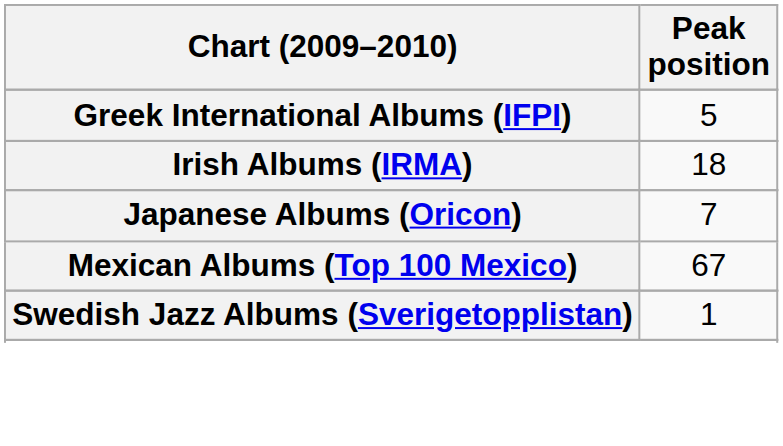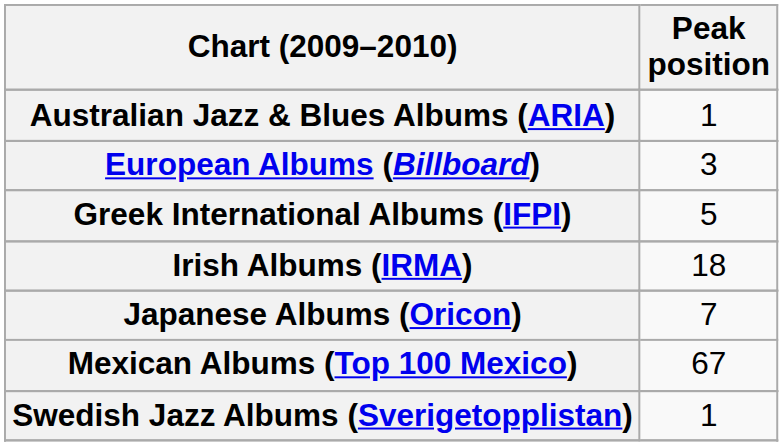+ row: (323, 114)
+ row: (323, 164)
